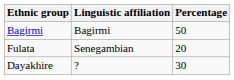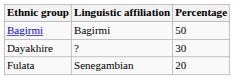rows swapped: (30, 65) <-> (21, 48)
